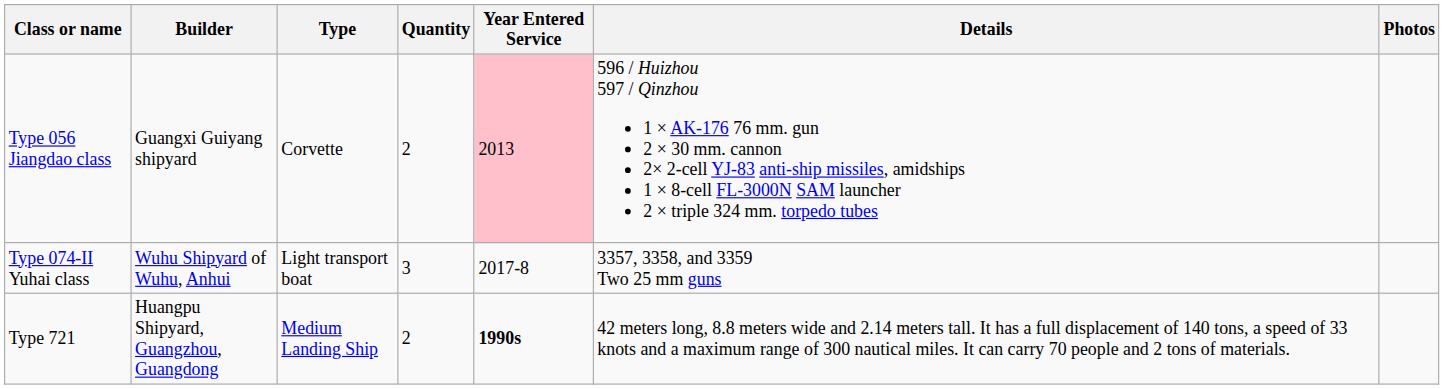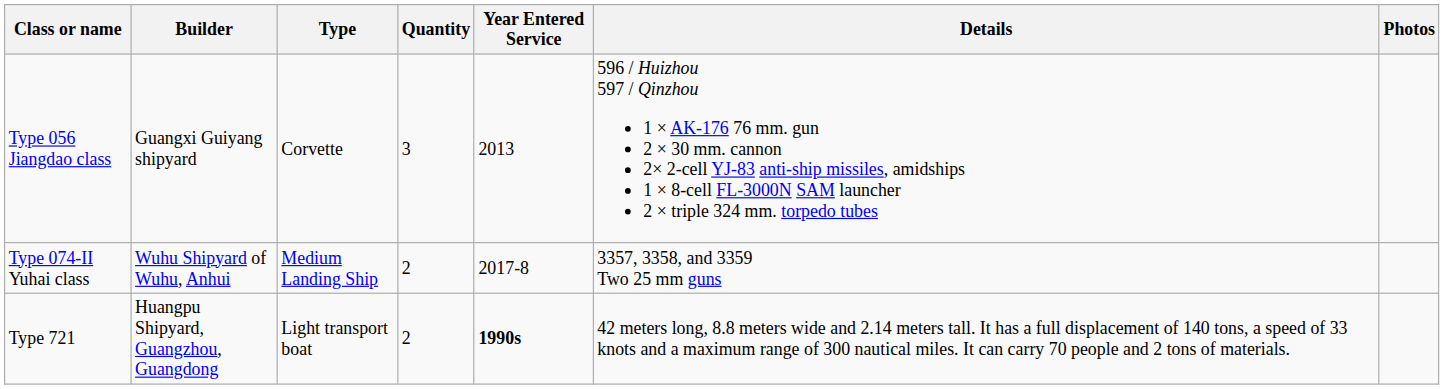(406, 148) 2 -> (406, 148) 3
(496, 148) pink background -> (496, 148) no background
(335, 267) Light transport boat -> (330, 267) Medium Landing Ship
(406, 267) 3 -> (406, 267) 2
(330, 337) Medium Landing Ship -> (335, 337) Light transport boat
